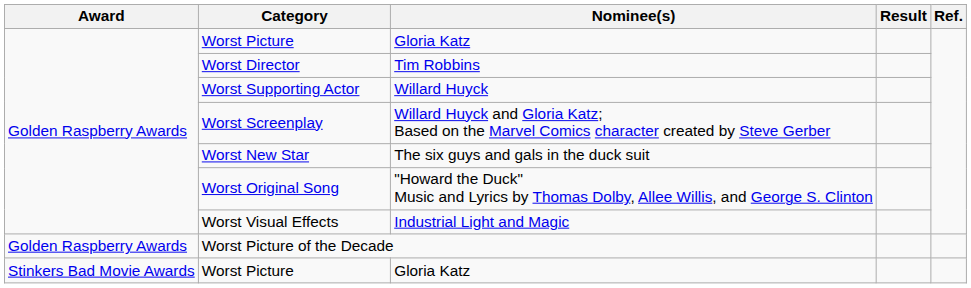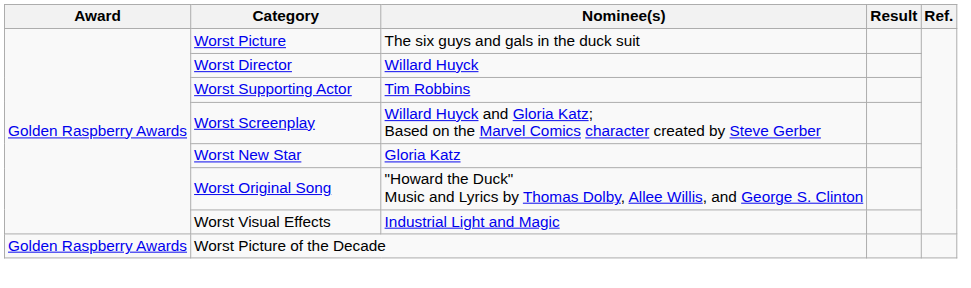(432, 41) Gloria Katz -> (512, 41) The six guys and gals in the duck suit
(437, 65) Tim Robbins -> (432, 65) Willard Huyck
(441, 89) Willard Huyck -> (427, 89) Tim Robbins
(522, 155) The six guys and gals in the duck suit -> (423, 155) Gloria Katz
- row: (101, 270)
